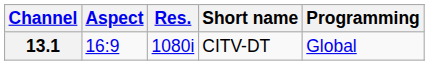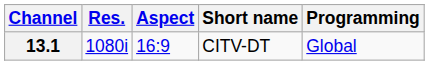columns swapped: (173, 18) <-> (114, 18)
